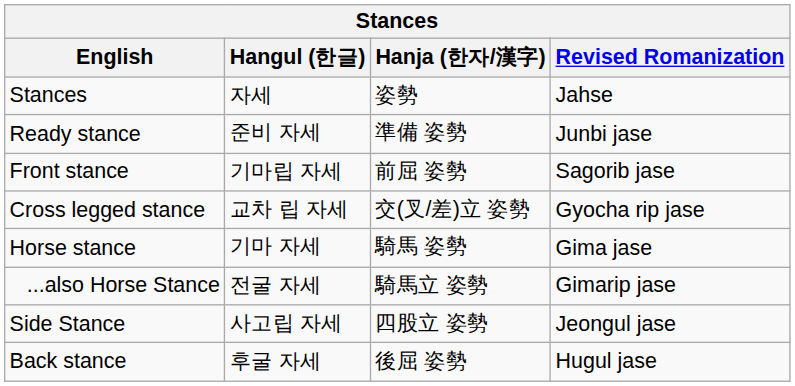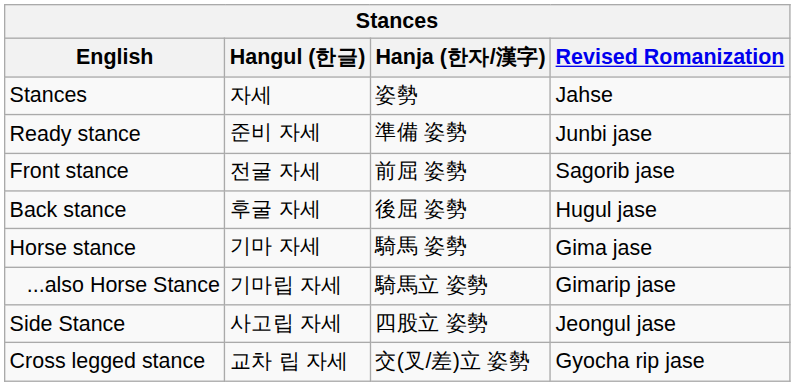(286, 170) 기마립 자세 -> (276, 170) 전굴 자세
rows swapped: (68, 361) <-> (107, 209)
(276, 284) 전굴 자세 -> (286, 284) 기마립 자세
